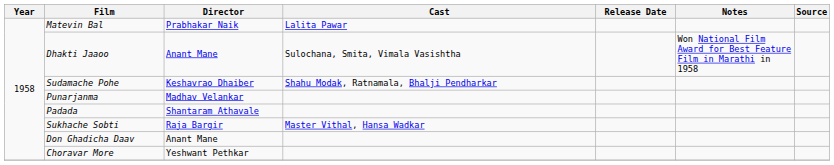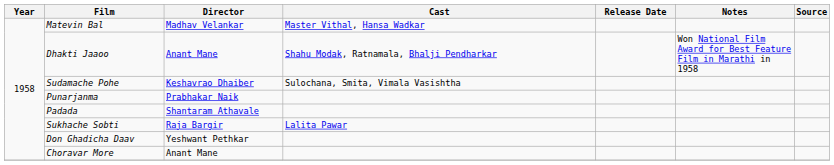(202, 25) Prabhakar Naik -> (205, 25) Madhav Velankar
(316, 25) Lalita Pawar -> (355, 25) Master Vithal, Hansa Wadkar
(373, 54) Sulochana, Smita, Vimala Vasishtha -> (391, 54) Shahu Modak, Ratnamala, Bhalji Pendharkar
(391, 83) Shahu Modak, Ratnamala, Bhalji Pendharkar -> (373, 83) Sulochana, Smita, Vimala Vasishtha
(205, 97) Madhav Velankar -> (202, 97) Prabhakar Naik
(355, 125) Master Vithal, Hansa Wadkar -> (316, 125) Lalita Pawar
(192, 139) Anant Mane -> (207, 139) Yeshwant Pethkar
(207, 153) Yeshwant Pethkar -> (192, 153) Anant Mane
